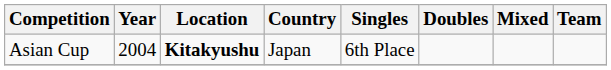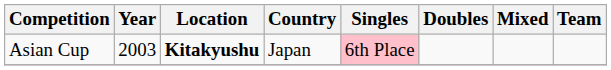(137, 49) 2004 -> (137, 49) 2003
(380, 49) no background -> (380, 49) pink background
